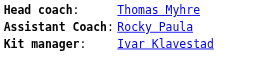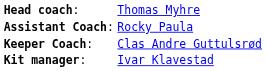+ row: (48, 44)
